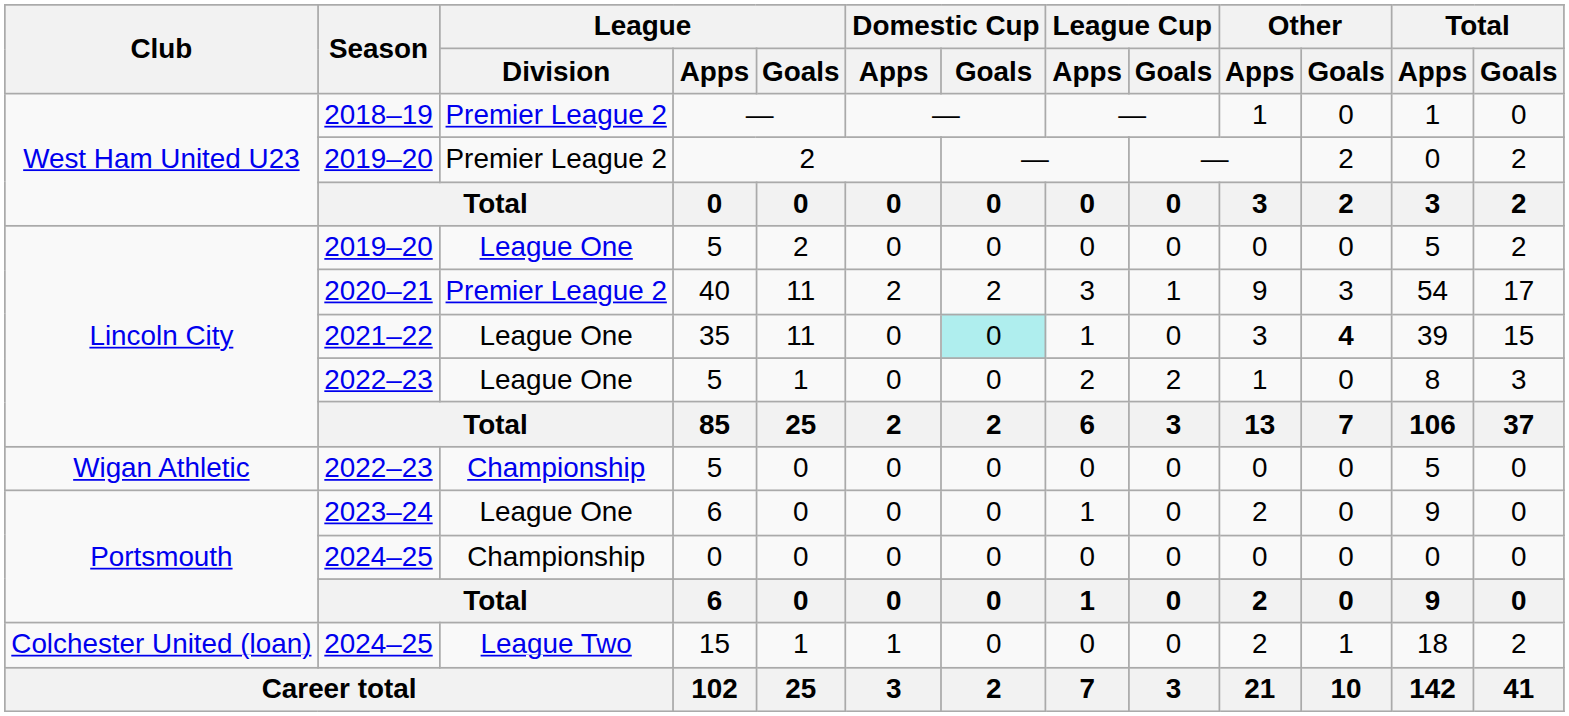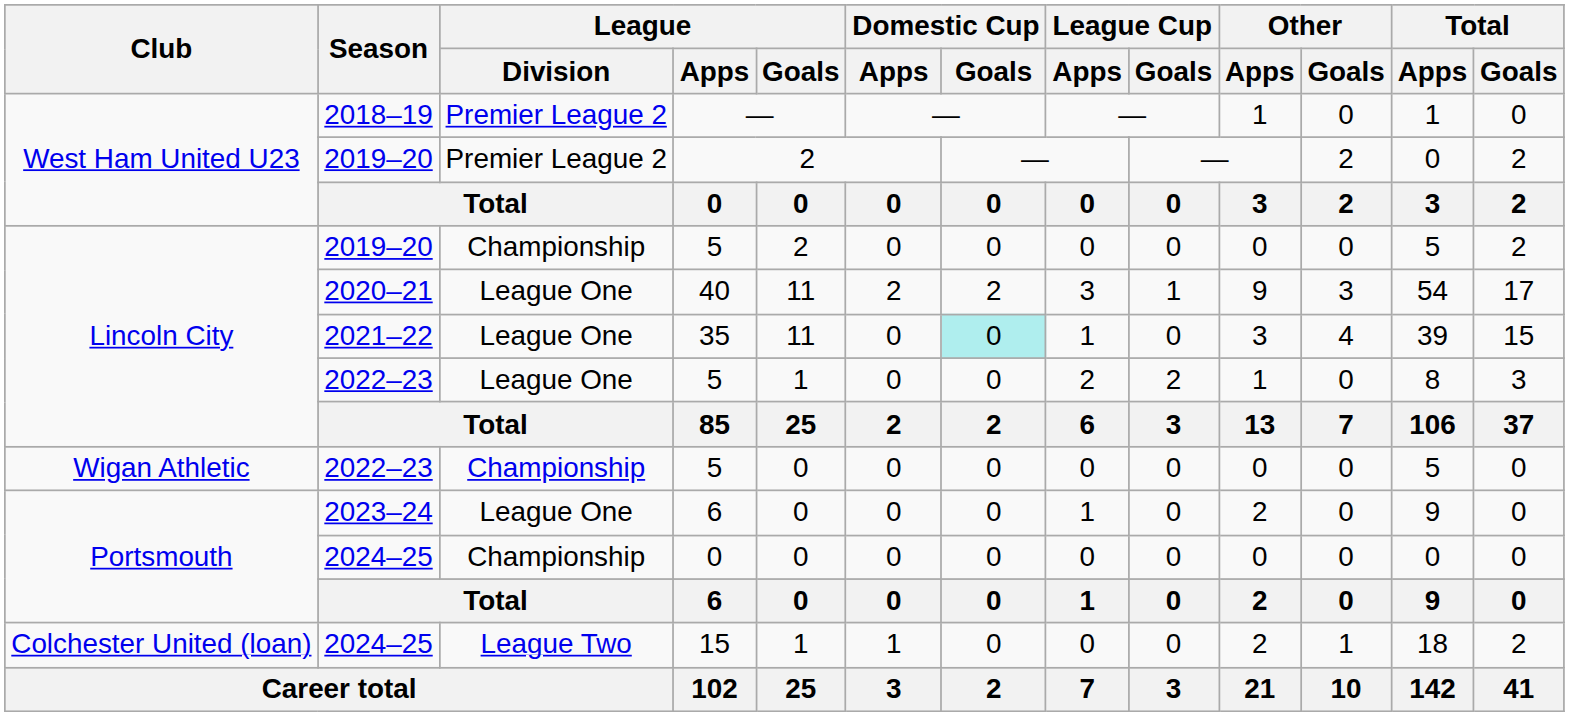(556, 247) League One -> (556, 247) Championship
(556, 291) Premier League 2 -> (556, 291) League One
(1346, 335) bold -> (1346, 335) normal
